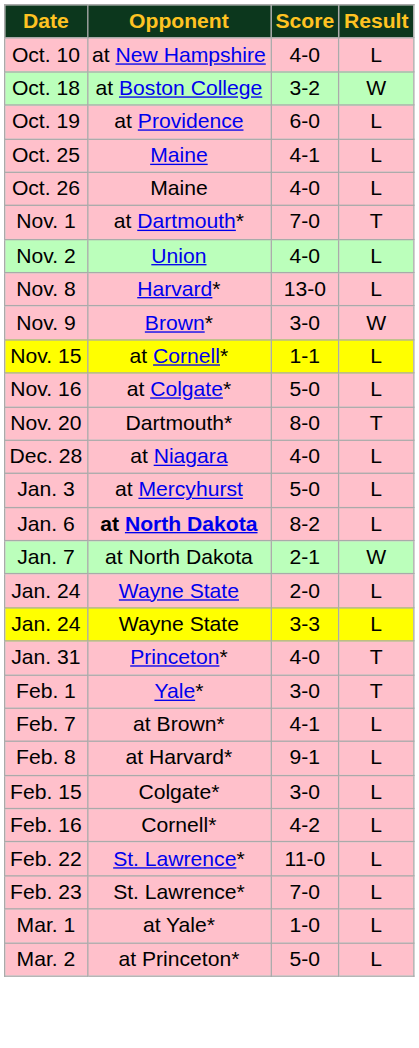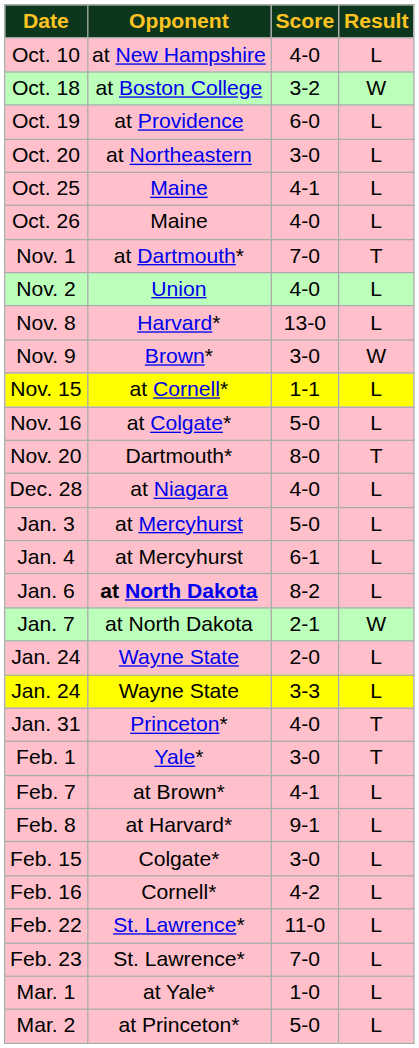+ row: (46, 155)
+ row: (46, 557)
